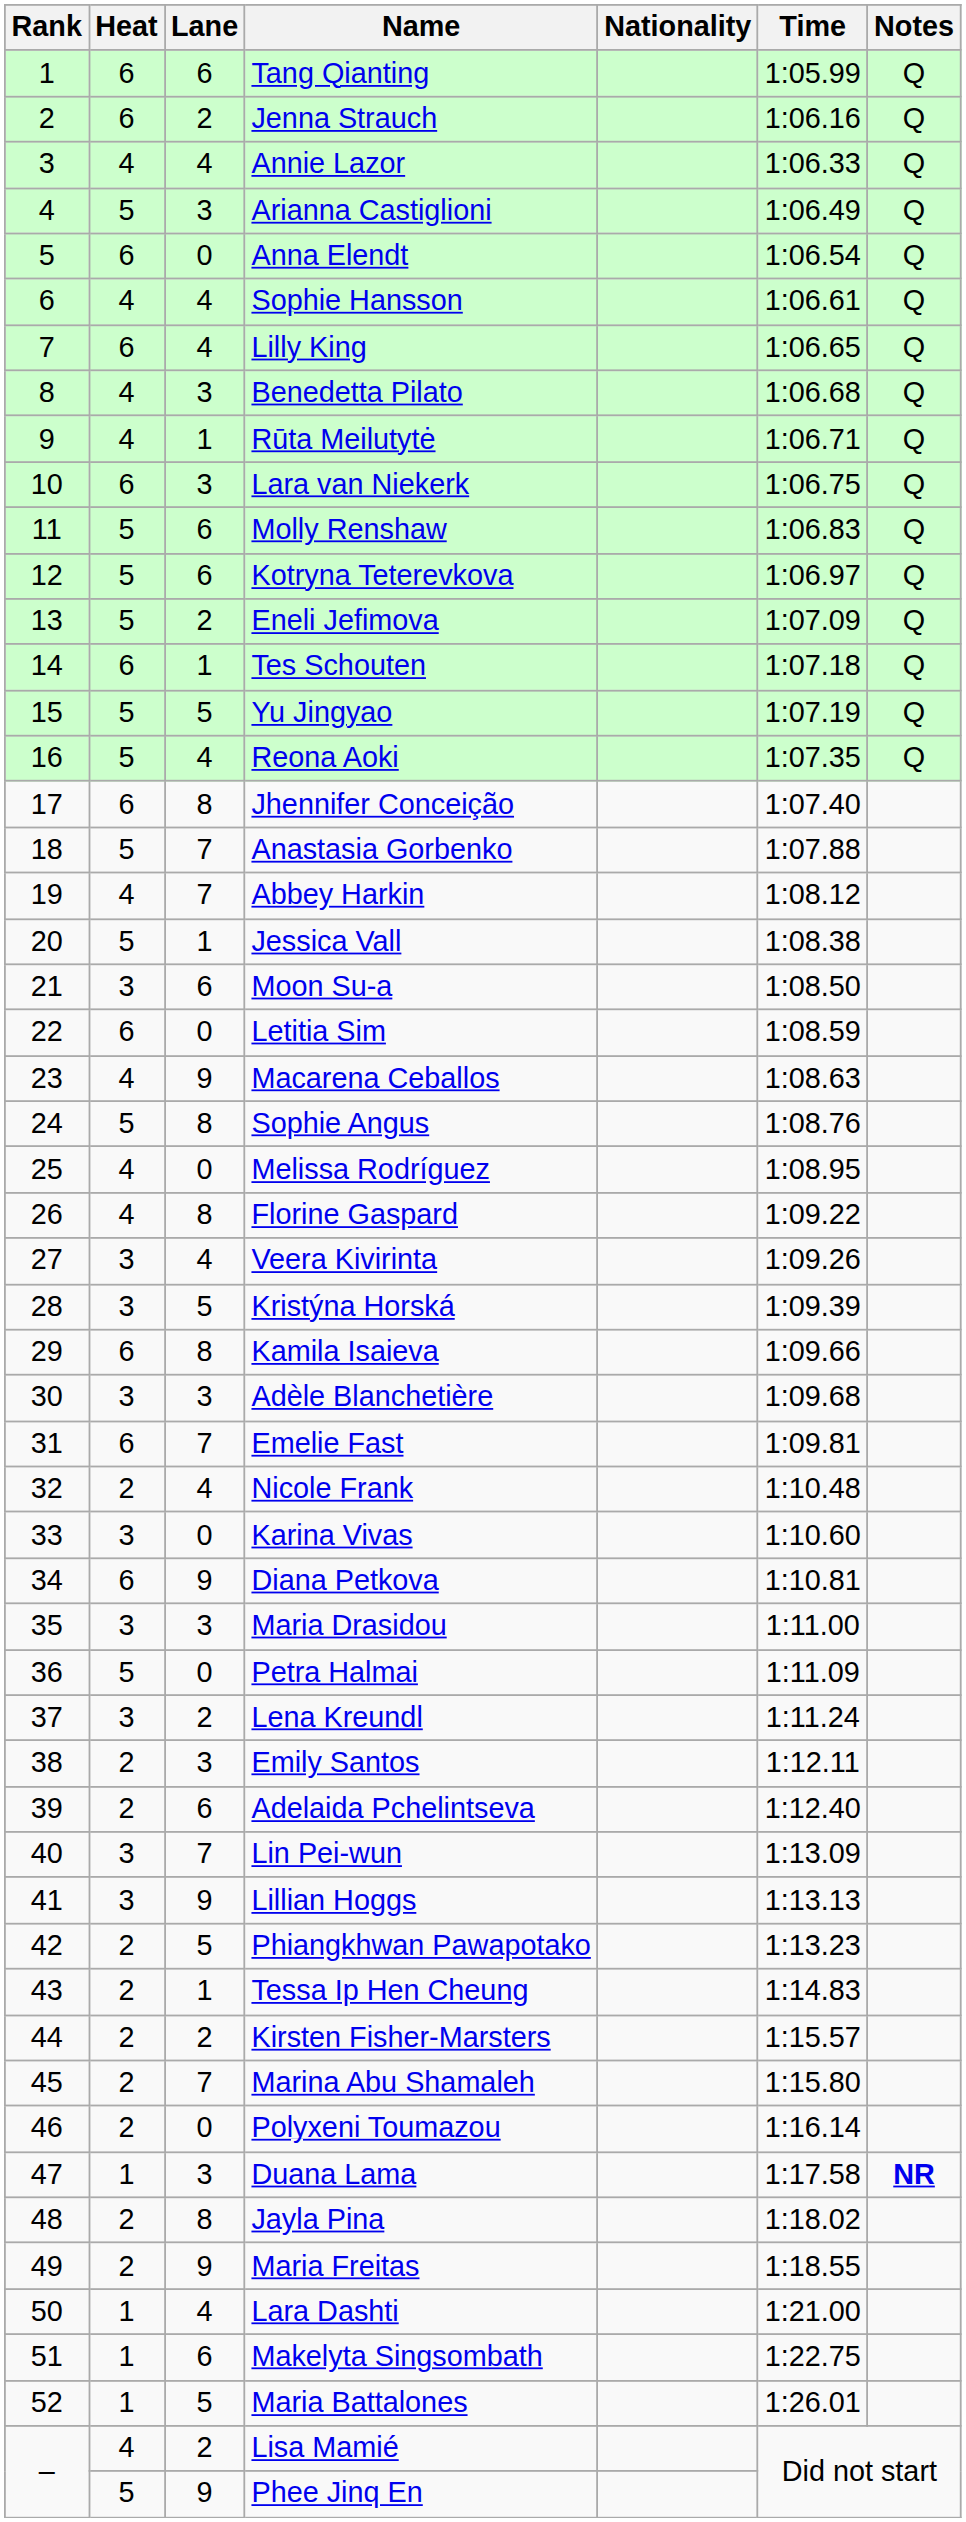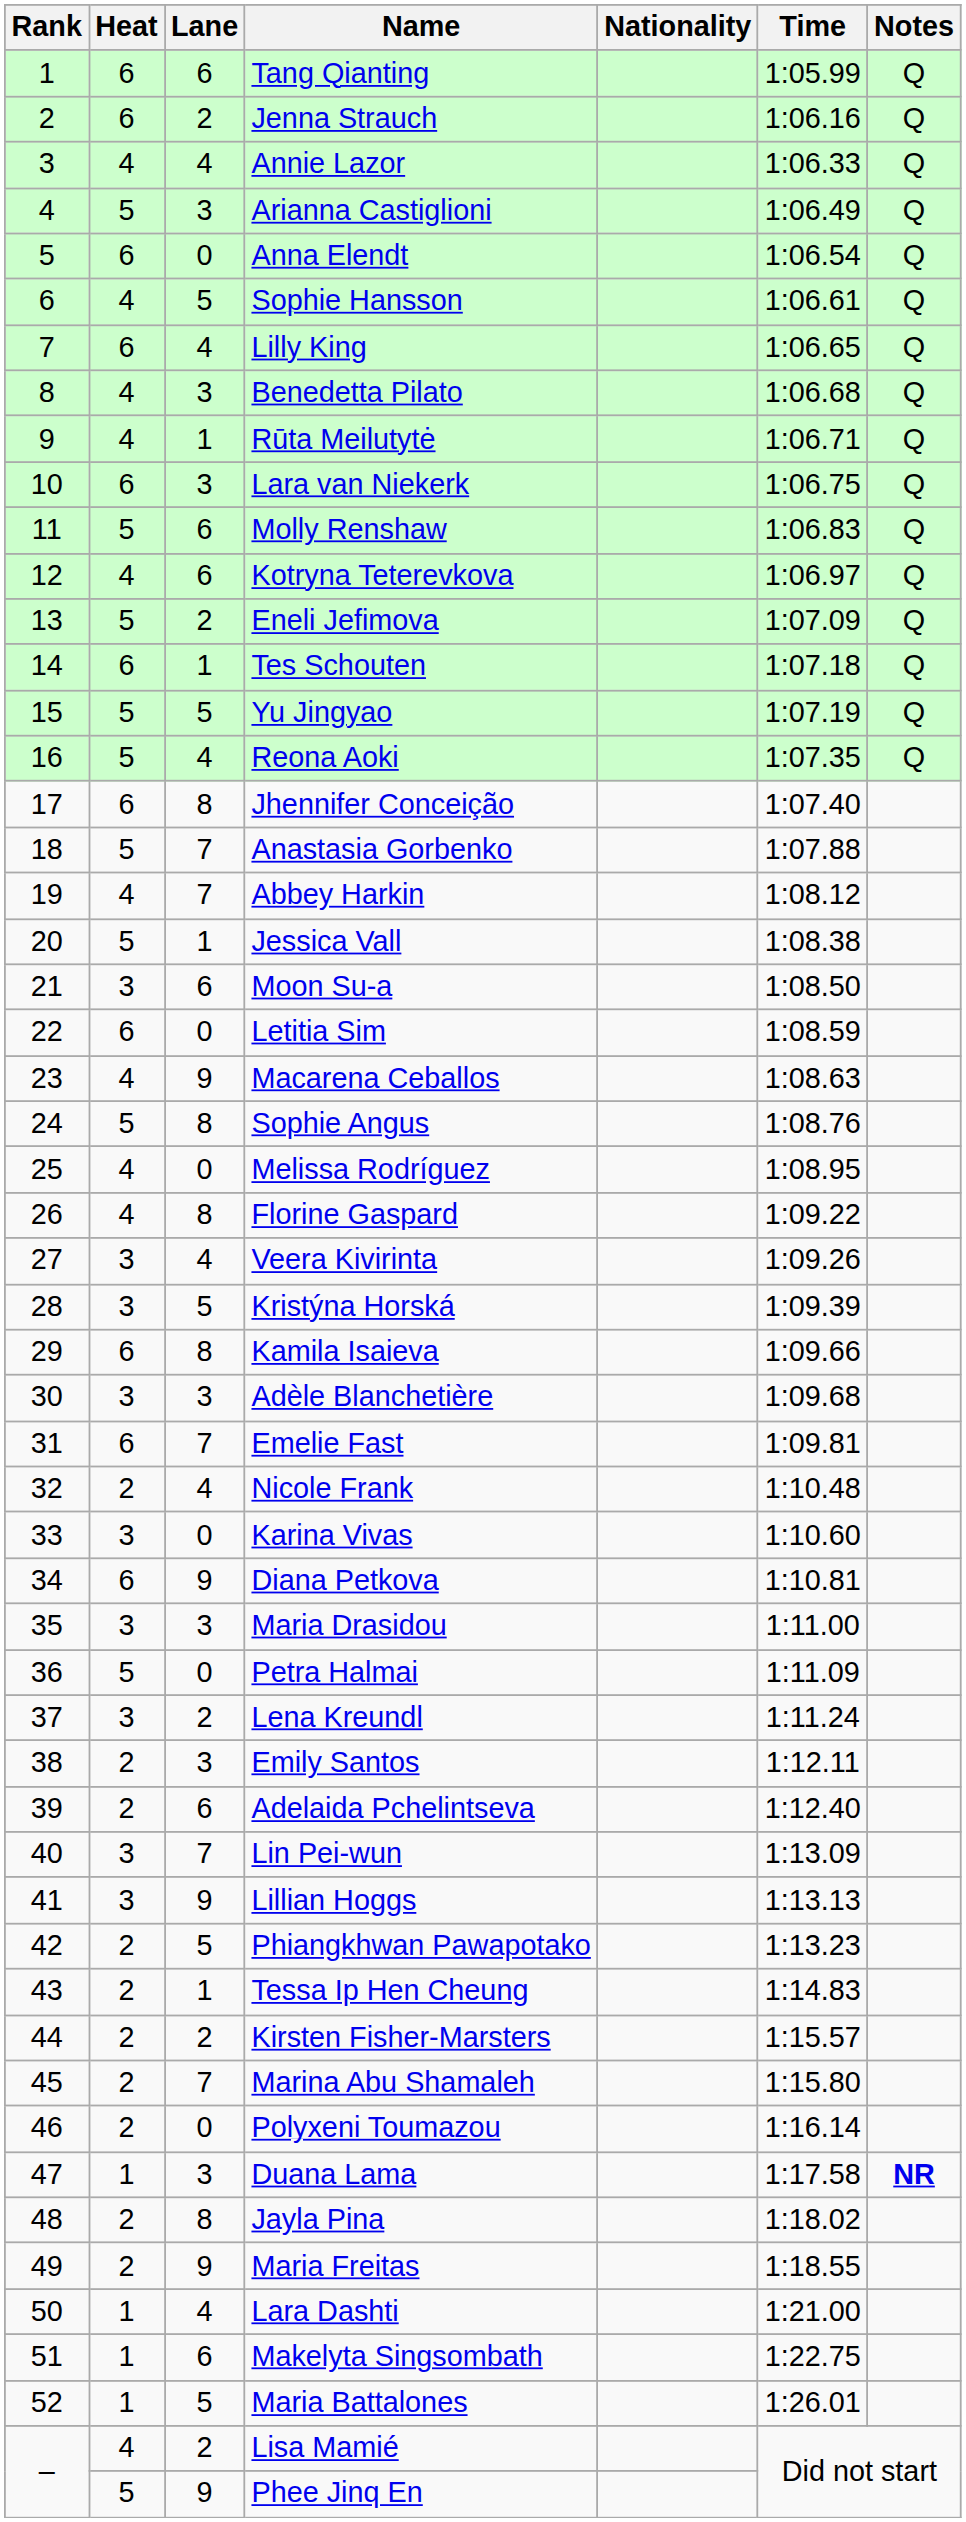(205, 301) 4 -> (205, 301) 5
(126, 575) 5 -> (126, 575) 4
